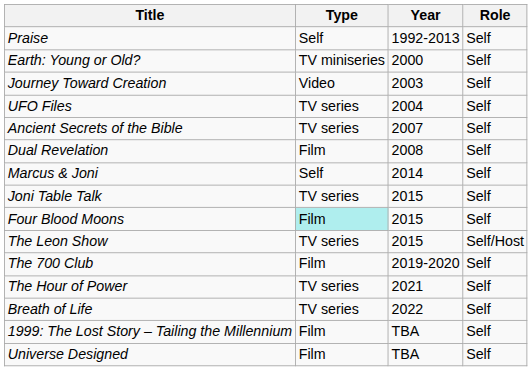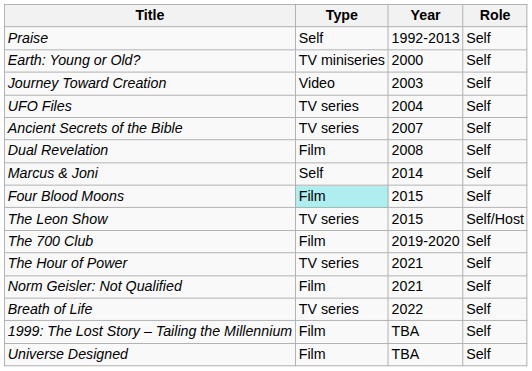- row: (55, 196)
+ row: (95, 286)
